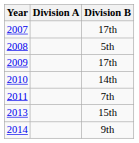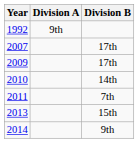+ row: (17, 29)
- row: (17, 46)
